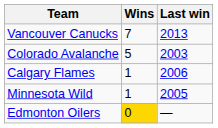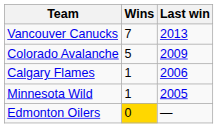(174, 53) 2003 -> (174, 53) 2009
